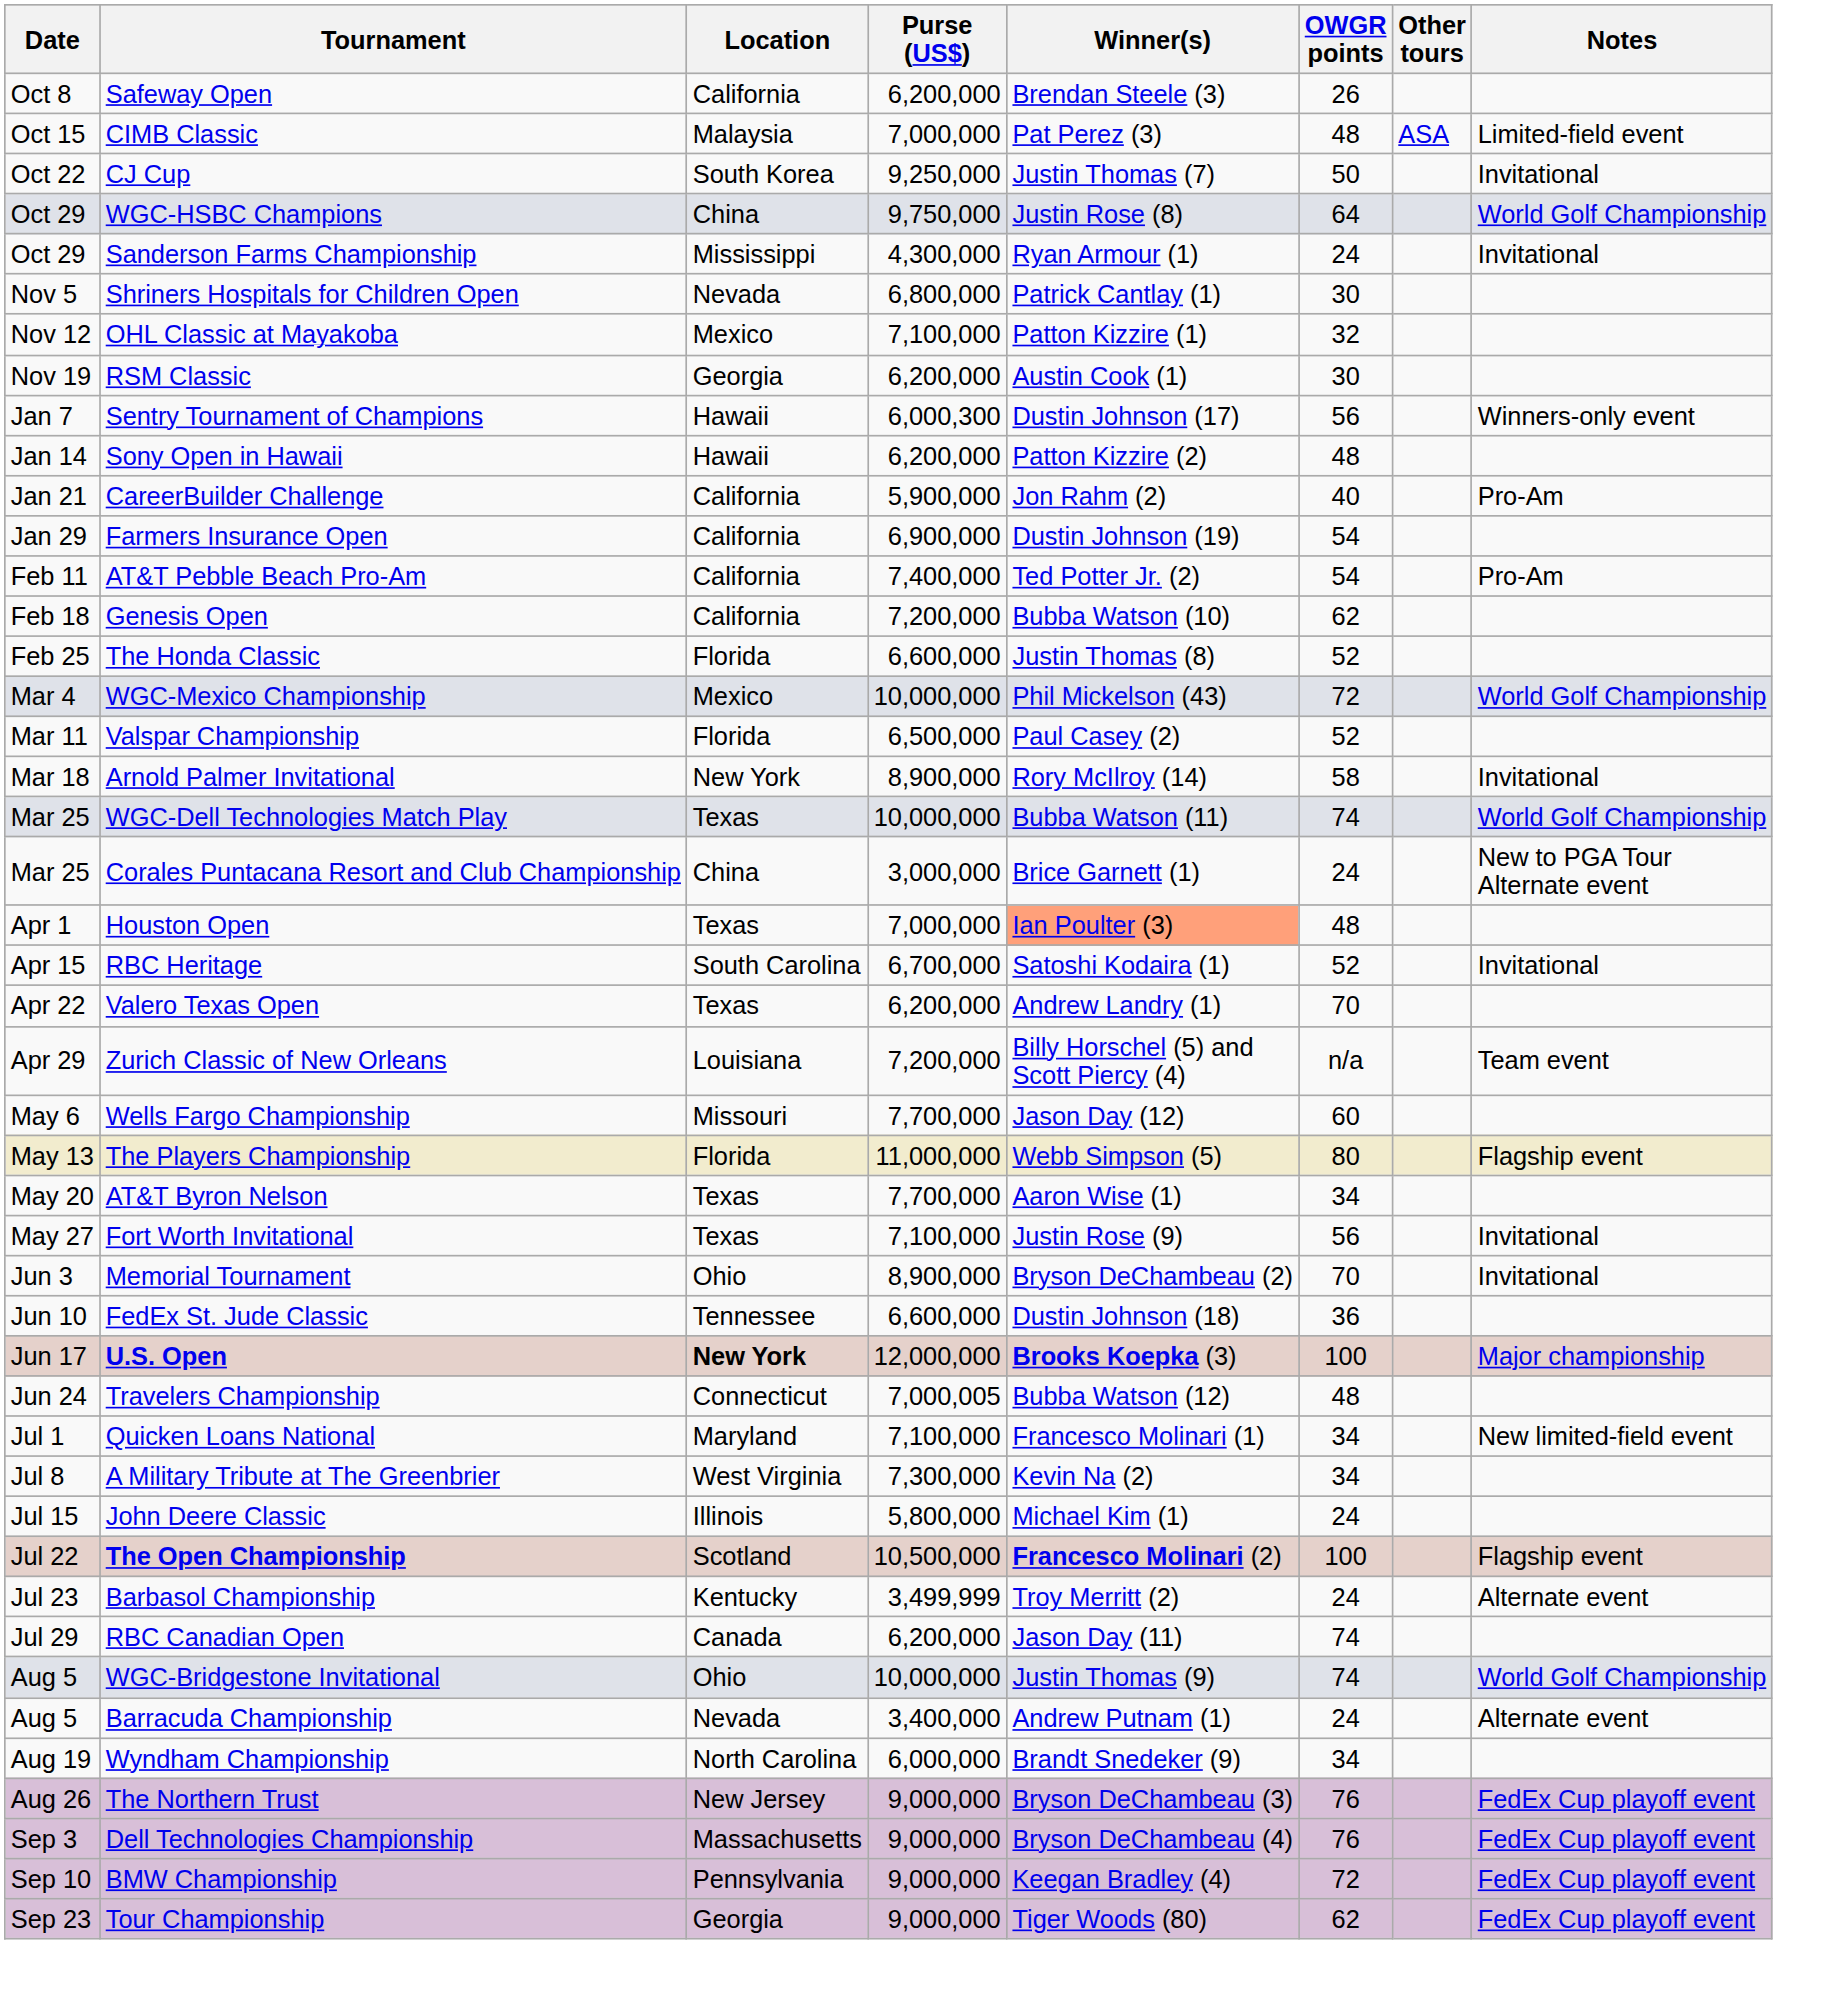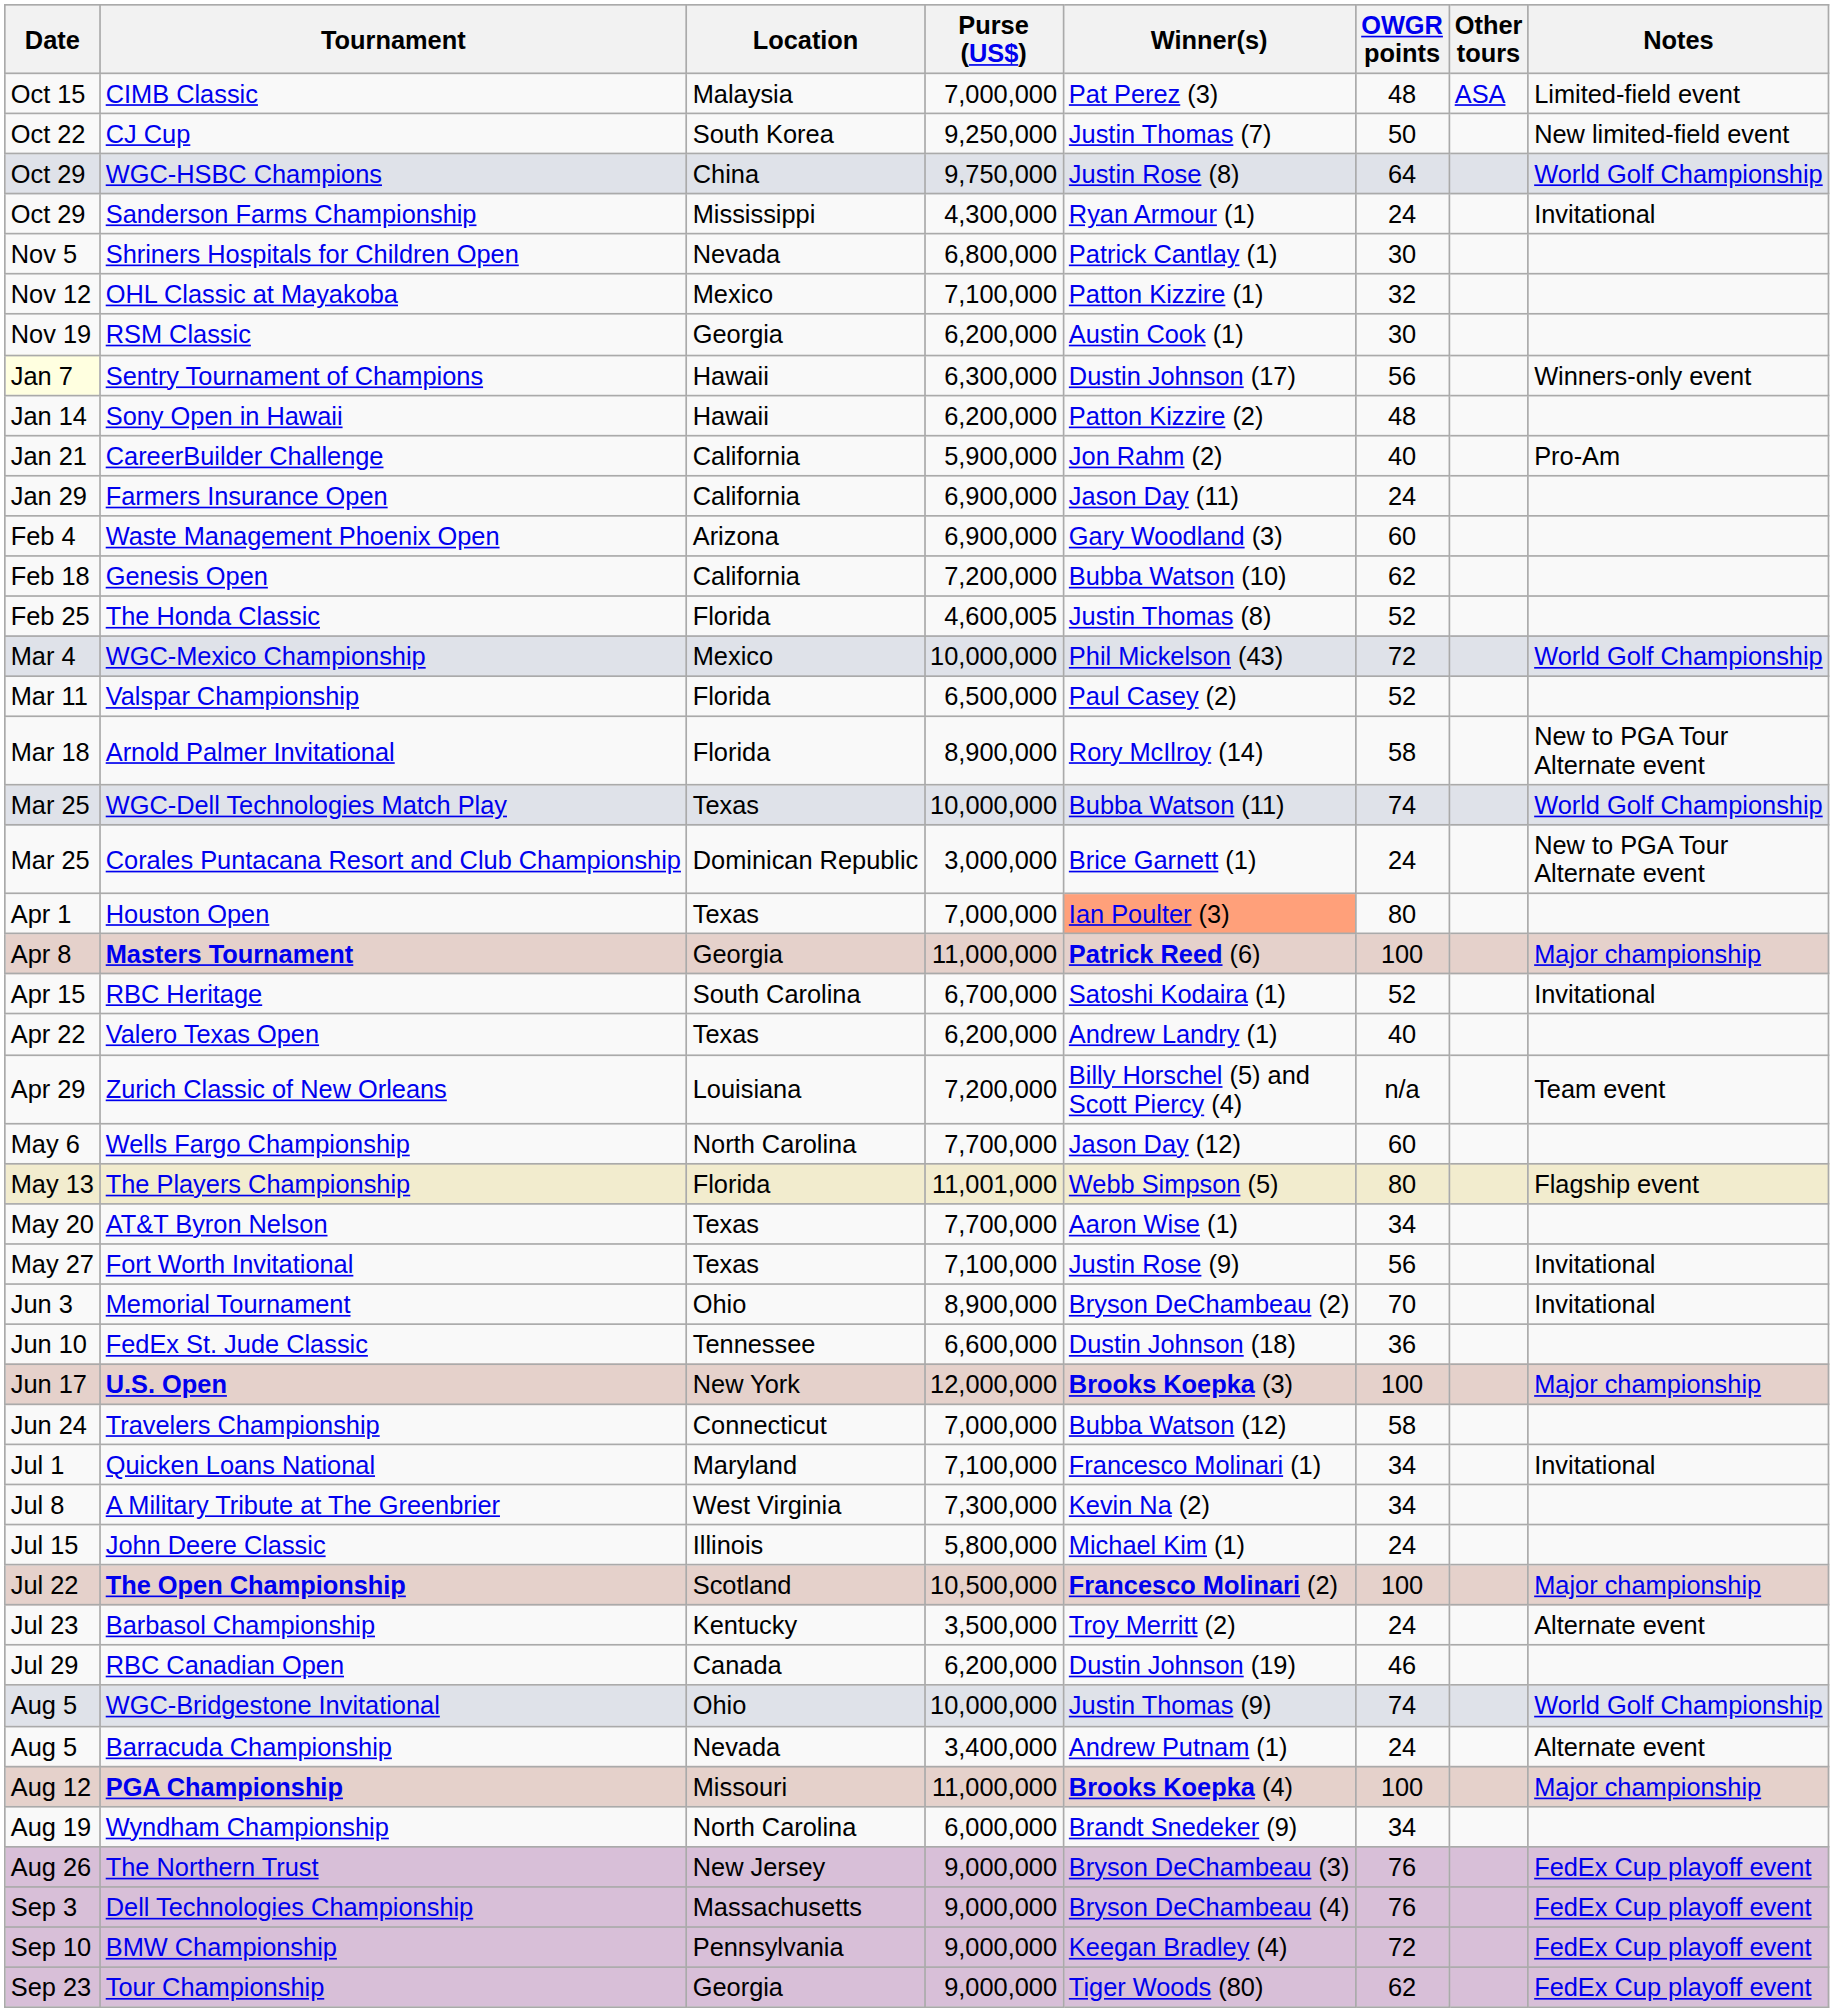- row: (189, 94)
(1538, 174) Invitational -> (1662, 134) New limited-field event
(42, 415) no background -> (42, 375) lightyellow background
(944, 415) 6,000,300 -> (1001, 375) 6,300,000
(1126, 536) Dustin Johnson (19) -> (1154, 496) Jason Day (11)
(1346, 536) 54 -> (1402, 496) 24
+ row: (303, 536)
- row: (266, 576)
(944, 656) 6,600,000 -> (1001, 616) 4,600,005
(746, 777) New York -> (732, 751) Florida
(1538, 777) Invitational -> (1631, 751) New to PGA Tour Alternate event
(726, 871) China -> (806, 860) Dominican Republic
(1346, 926) 48 -> (1402, 914) 80
+ row: (230, 954)
(1346, 1006) 70 -> (1402, 1035) 40
(740, 1115) Missouri -> (775, 1143) North Carolina
(938, 1155) 11,000,000 -> (995, 1183) 11,001,000
(749, 1356) bold -> (746, 1384) normal
(944, 1396) 7,000,005 -> (1001, 1425) 7,000,000
(1346, 1396) 48 -> (1402, 1425) 58
(1605, 1436) New limited-field event -> (1595, 1465) Invitational
(1560, 1557) Flagship event -> (1648, 1585) Major championship
(944, 1597) 3,499,999 -> (1001, 1625) 3,500,000
(1098, 1637) Jason Day (11) -> (1182, 1666) Dustin Johnson (19)
(1346, 1637) 74 -> (1402, 1666) 46
+ row: (224, 1786)
